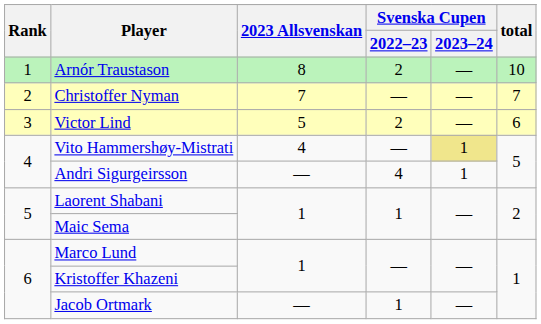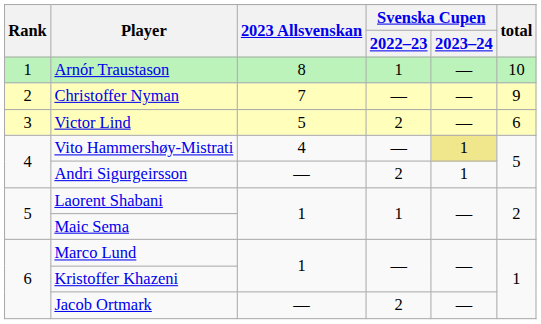(399, 69) 2 -> (399, 69) 1
(516, 95) 7 -> (516, 95) 9
(399, 174) 4 -> (399, 174) 2
(399, 305) 1 -> (399, 305) 2
